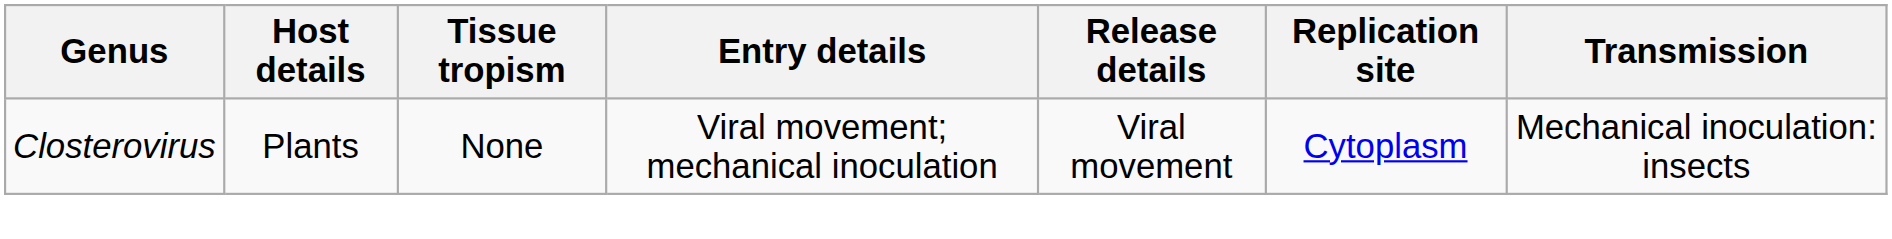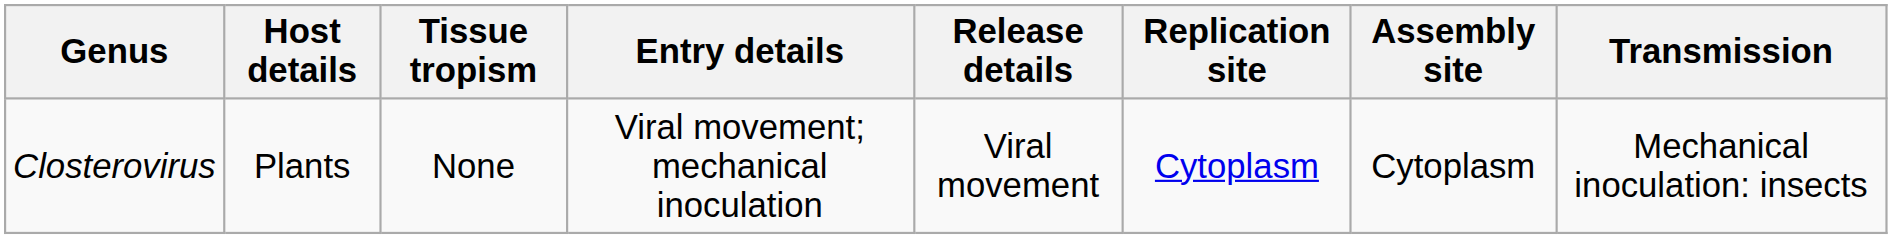+ column: (1453, 51)
